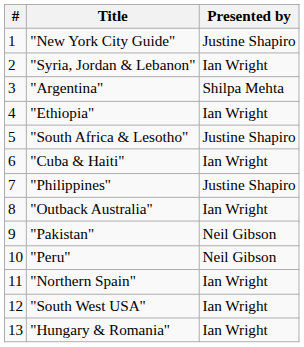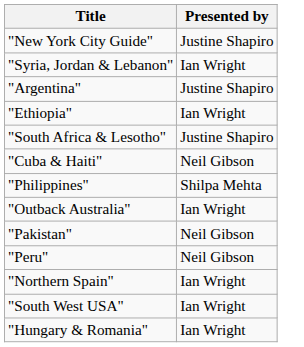- column: (16, 16)
(243, 88) Shilpa Mehta -> (227, 88) Justine Shapiro
(235, 161) Ian Wright -> (217, 161) Neil Gibson
(249, 185) Justine Shapiro -> (221, 185) Shilpa Mehta
